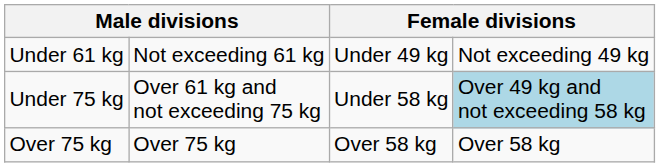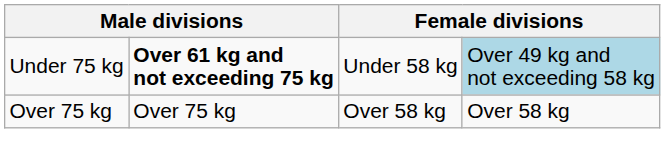- row: (67, 54)
(227, 99) normal -> (234, 66) bold
